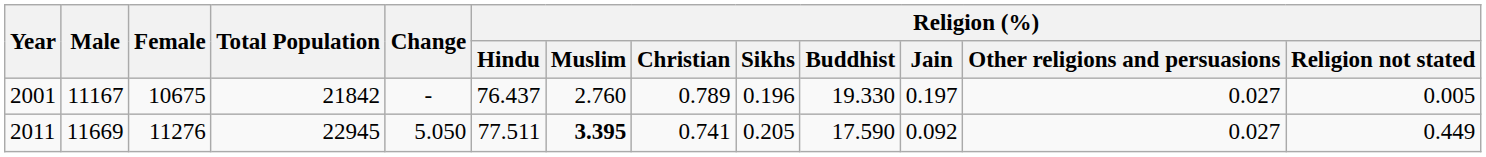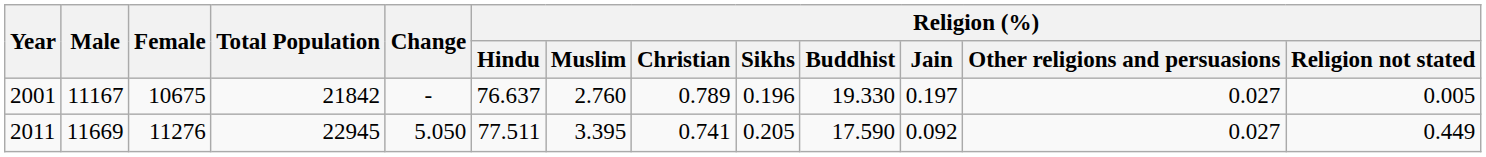(508, 95) 76.437 -> (508, 95) 76.637
(600, 132) bold -> (600, 132) normal
